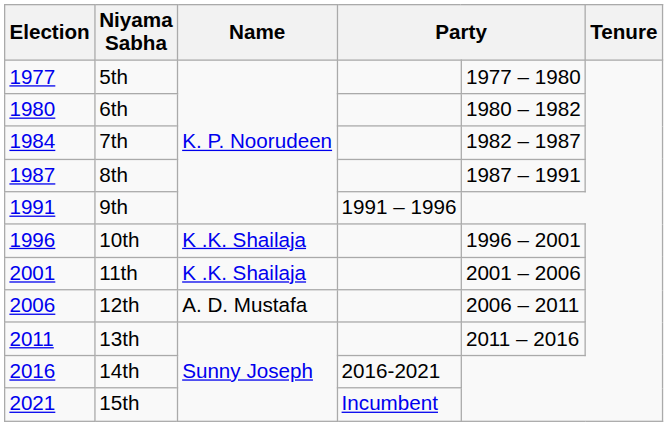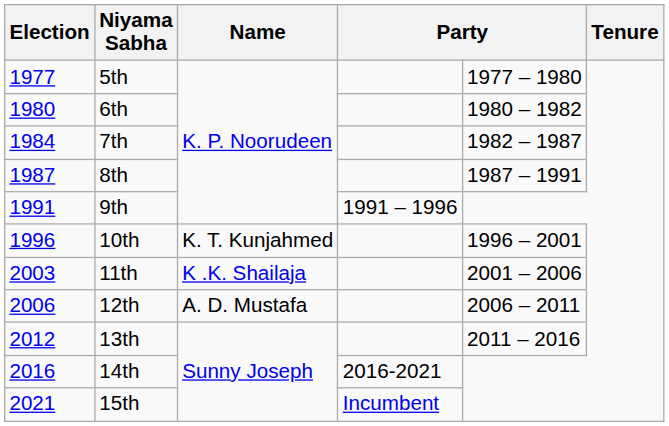(244, 240) K .K. Shailaja -> (258, 240) K. T. Kunjahmed
(32, 273) 2001 -> (32, 273) 2003
(32, 338) 2011 -> (32, 338) 2012
